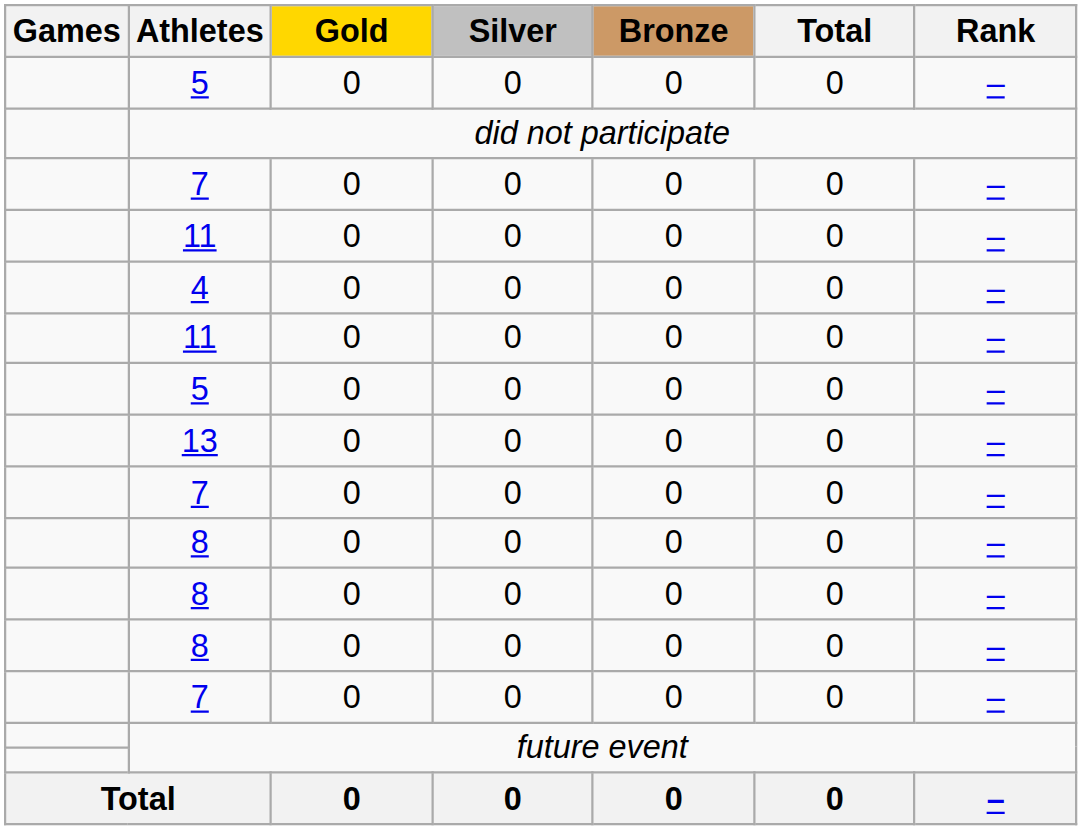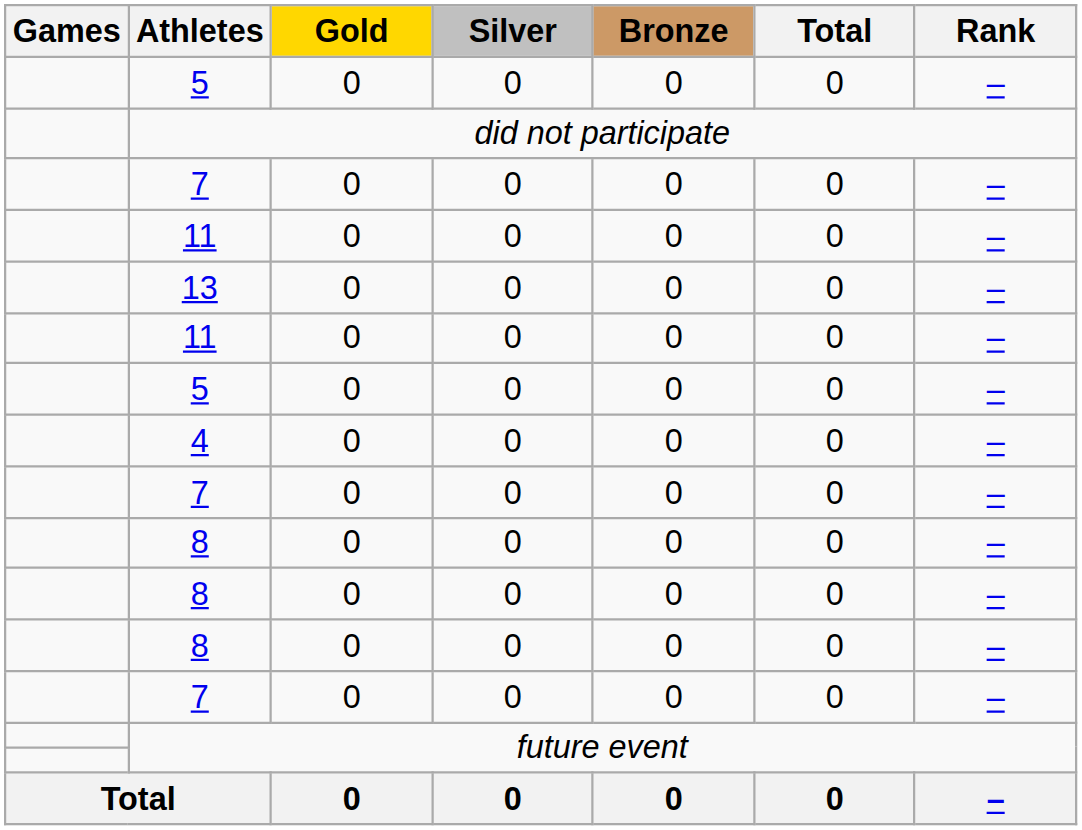rows swapped: (200, 441) <-> (200, 287)
